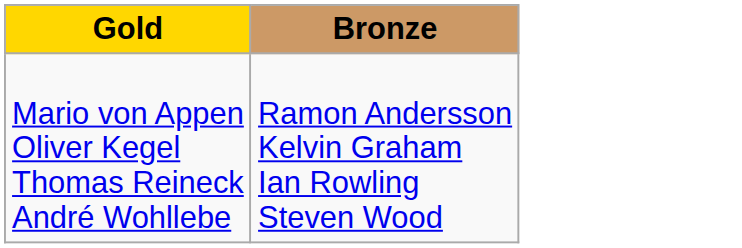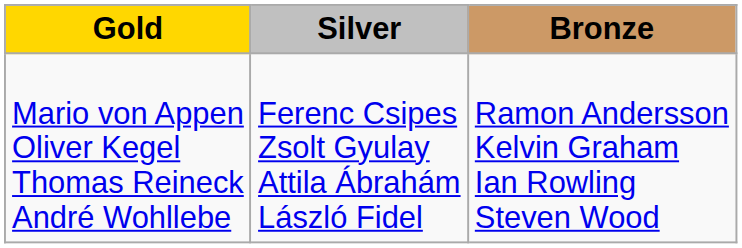+ column: (359, 28)
